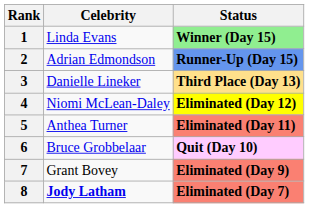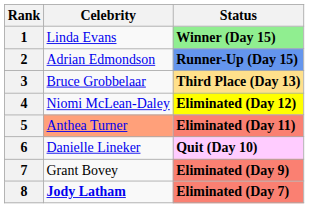(94, 81) Danielle Lineker -> (96, 81) Bruce Grobbelaar
(87, 125) no background -> (87, 125) lightsalmon background
(96, 147) Bruce Grobbelaar -> (94, 147) Danielle Lineker
